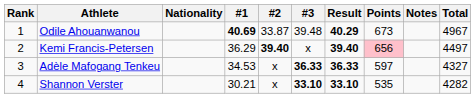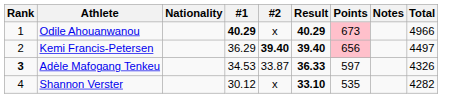- column: (308, 13)
(242, 31) 40.69 -> (242, 31) 40.29
(275, 31) 33.87 -> (275, 31) x
(384, 31) no background -> (351, 31) pink background
(455, 31) 4967 -> (422, 31) 4966
(21, 66) normal -> (21, 66) bold
(275, 66) x -> (275, 66) 33.87
(455, 66) 4327 -> (422, 66) 4326
(242, 84) 30.21 -> (242, 84) 30.12
